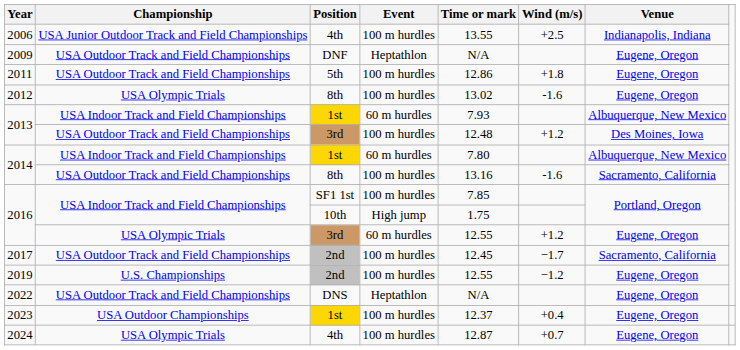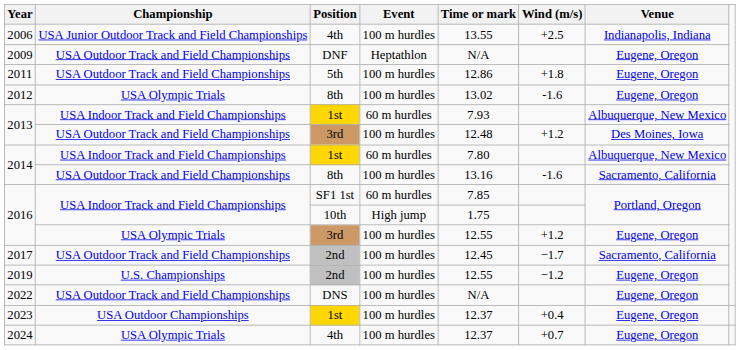(399, 194) 100 m hurdles -> (399, 194) 60 m hurdles
(399, 235) 60 m hurdles -> (399, 235) 100 m hurdles
(399, 295) Heptathlon -> (399, 295) 100 m hurdles
(478, 335) 12.87 -> (478, 335) 12.37
